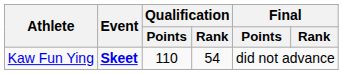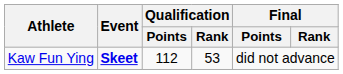(167, 59) 110 -> (167, 59) 112
(212, 59) 54 -> (212, 59) 53
